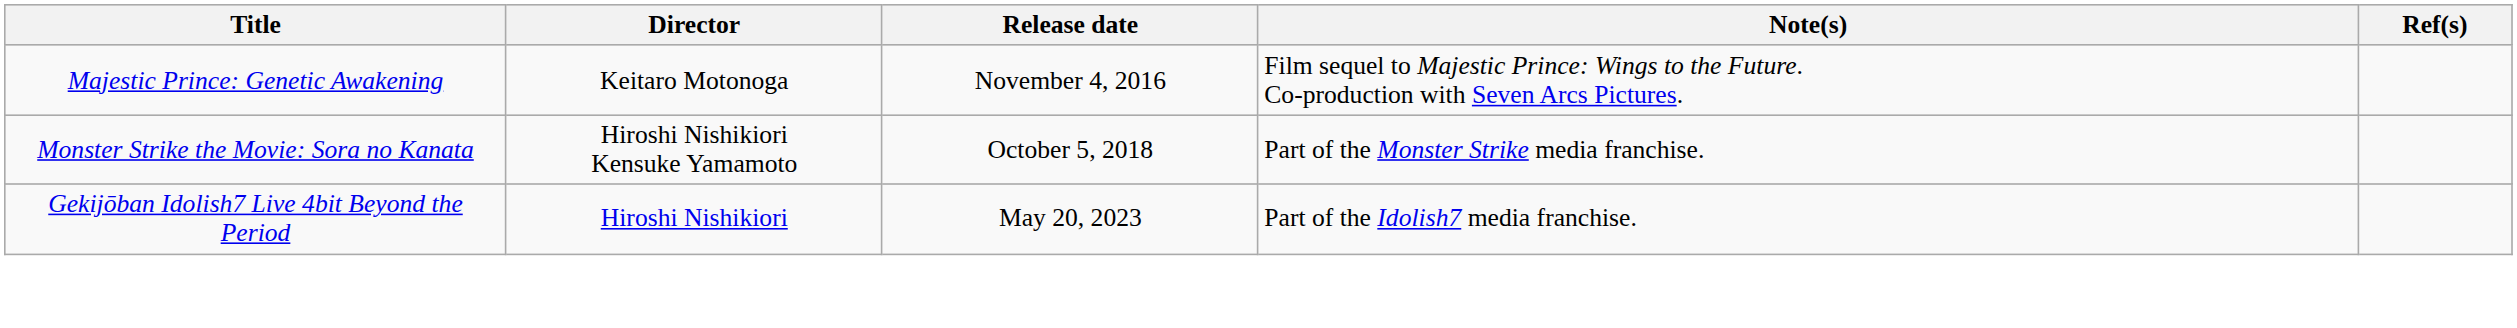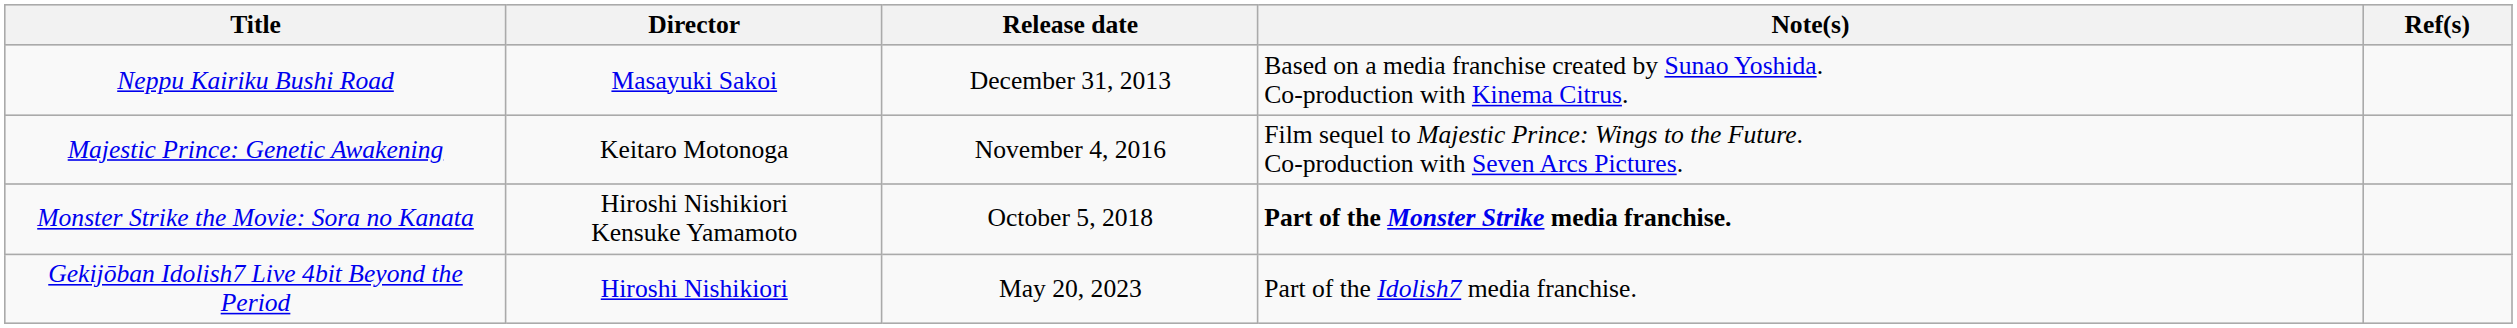+ row: (256, 79)
(1484, 149) normal -> (1498, 218) bold
